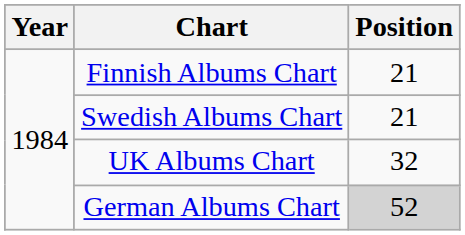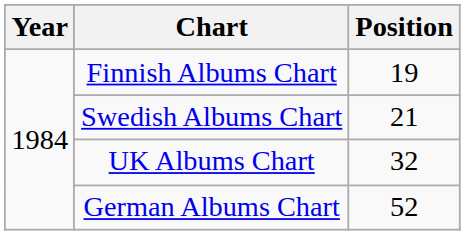(404, 71) 21 -> (404, 71) 19
(404, 206) lightgrey background -> (404, 206) no background
